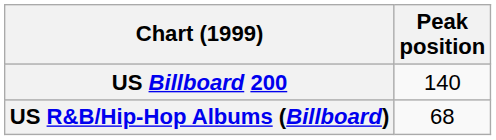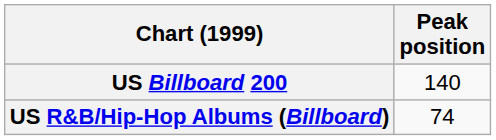(442, 116) 68 -> (442, 116) 74
